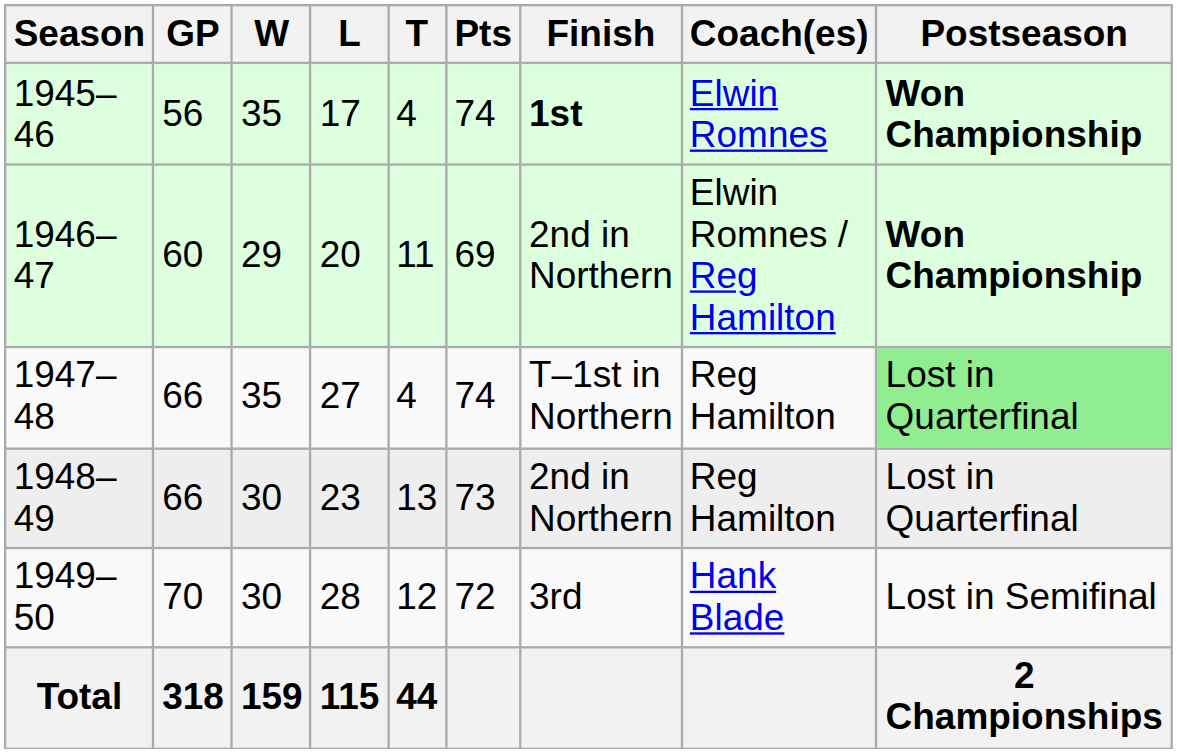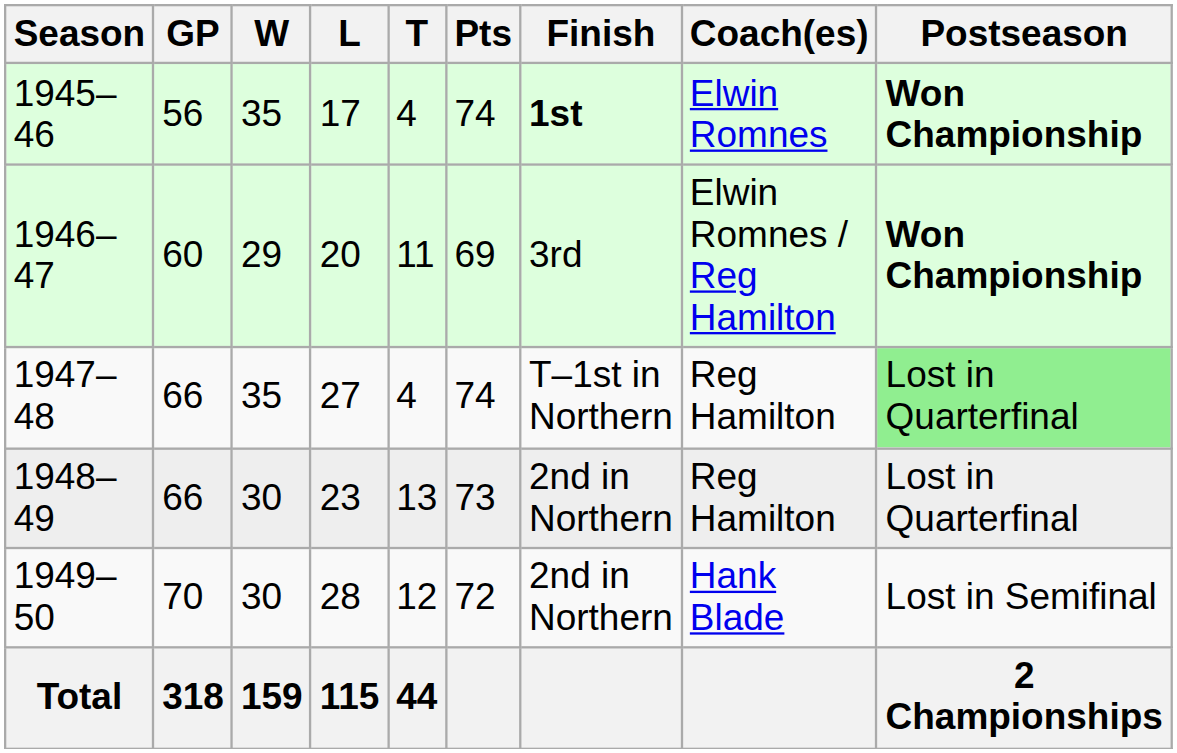(601, 254) 2nd in Northern -> (556, 254) 3rd
(556, 597) 3rd -> (601, 597) 2nd in Northern
